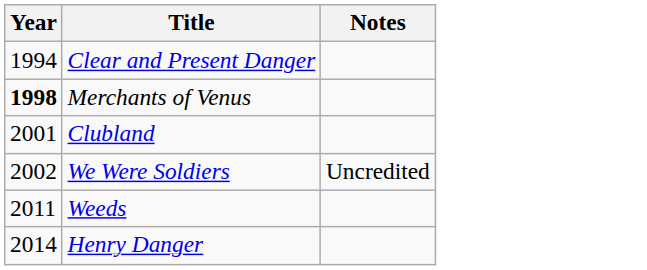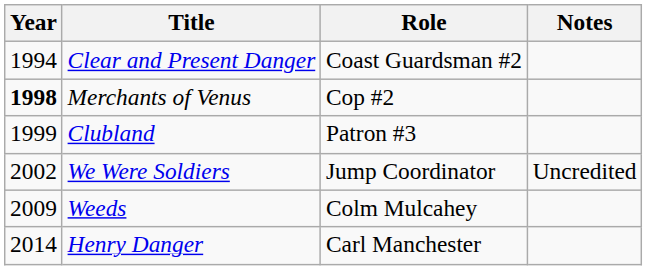+ column: (424, 23)
(33, 134) 2001 -> (33, 134) 1999
(33, 208) 2011 -> (33, 208) 2009
